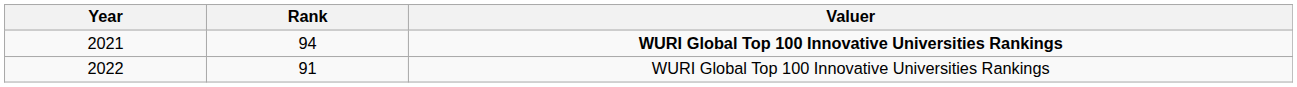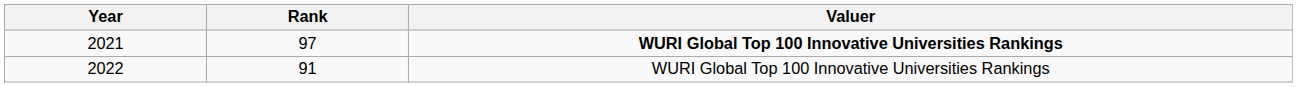(308, 43) 94 -> (308, 43) 97
